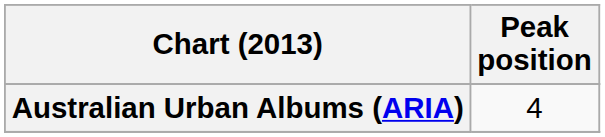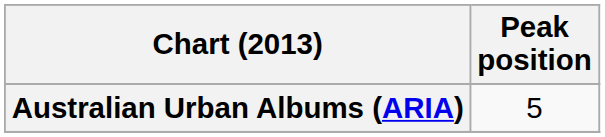(535, 107) 4 -> (535, 107) 5
